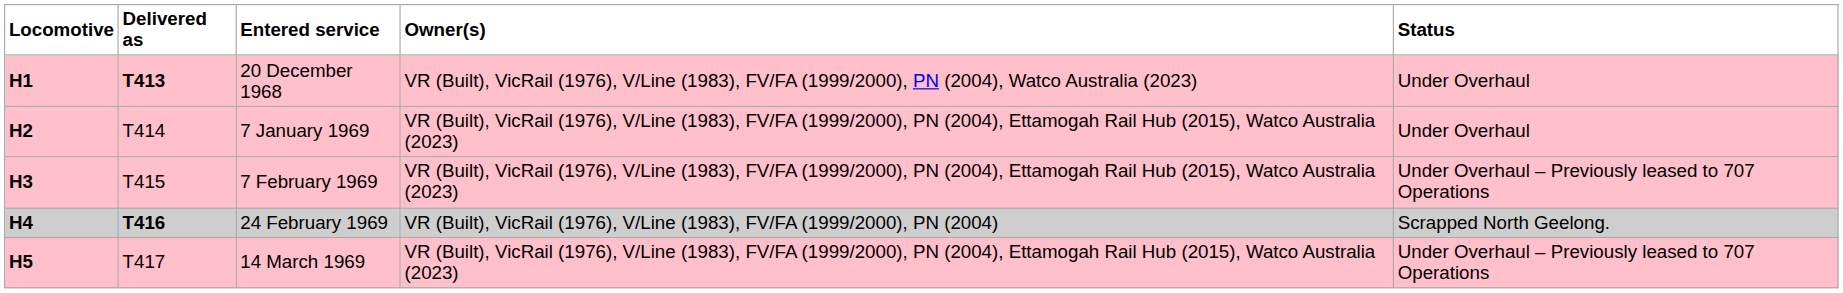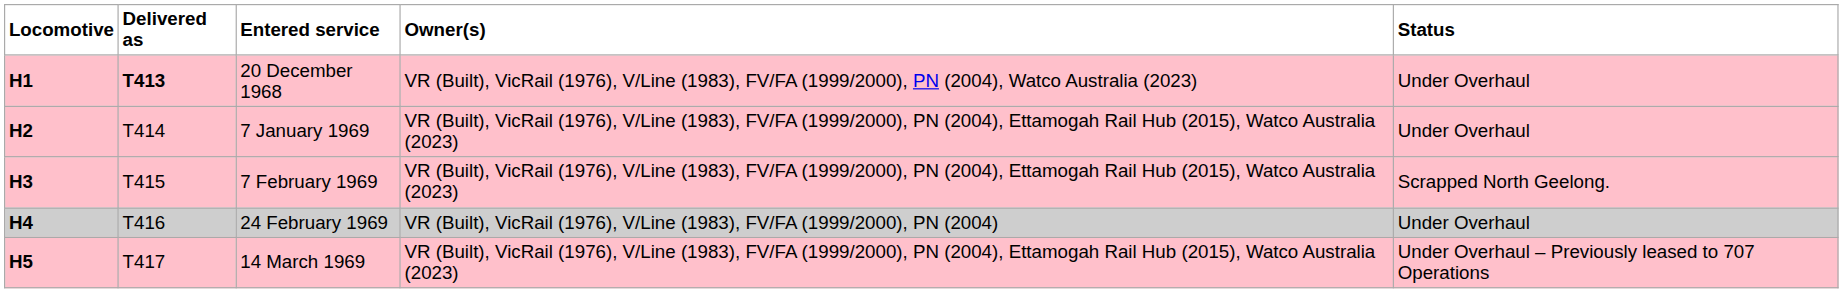(1576, 182) Under Overhaul – Previously leased to 707 Operations -> (1504, 182) Scrapped North Geelong.
(144, 222) bold -> (144, 222) normal
(1504, 222) Scrapped North Geelong. -> (1464, 222) Under Overhaul
